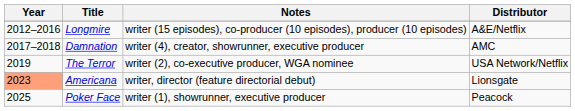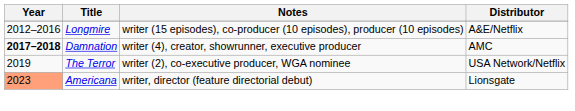(34, 47) normal -> (34, 47) bold
- row: (93, 98)
